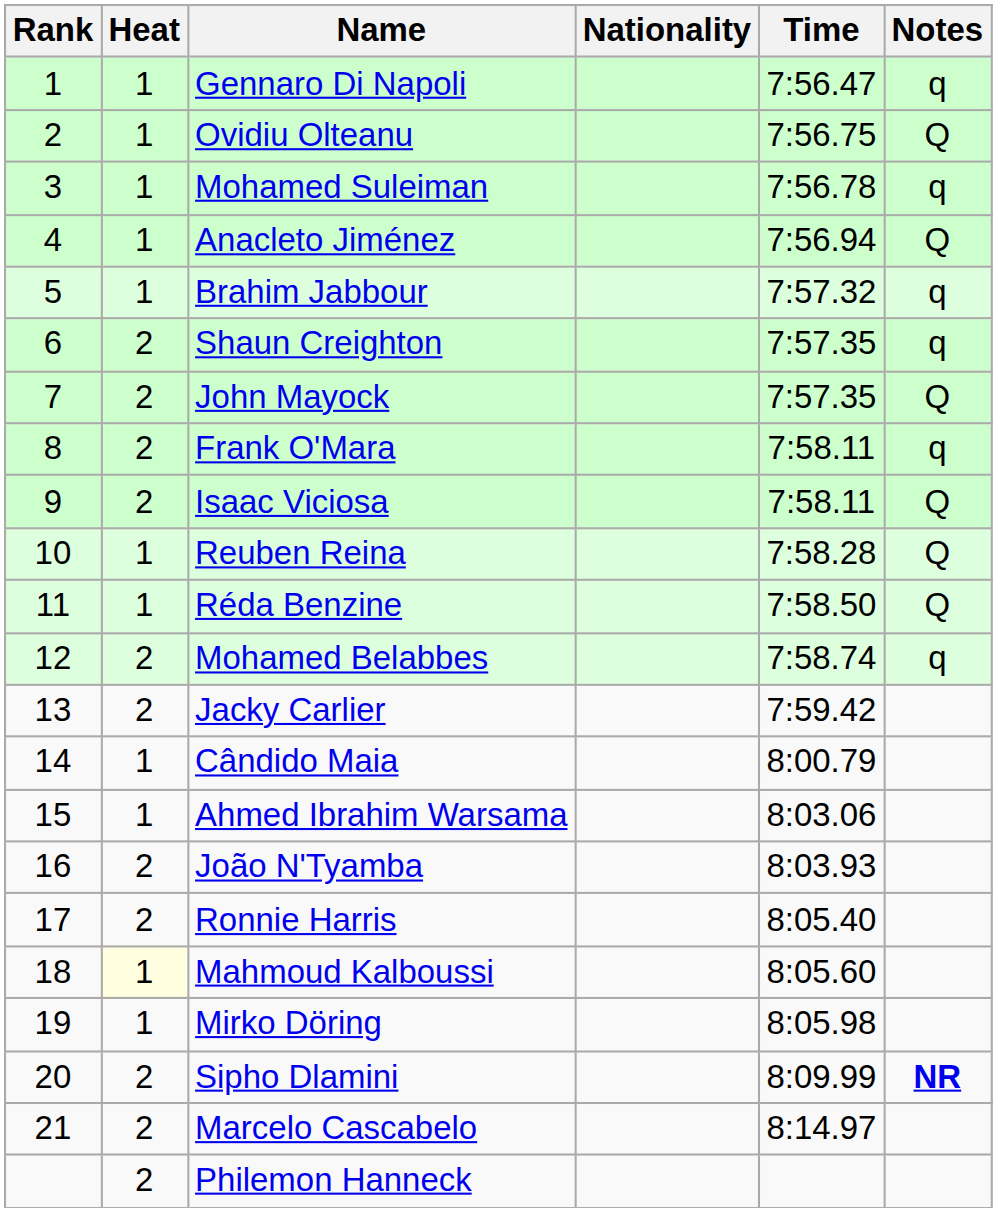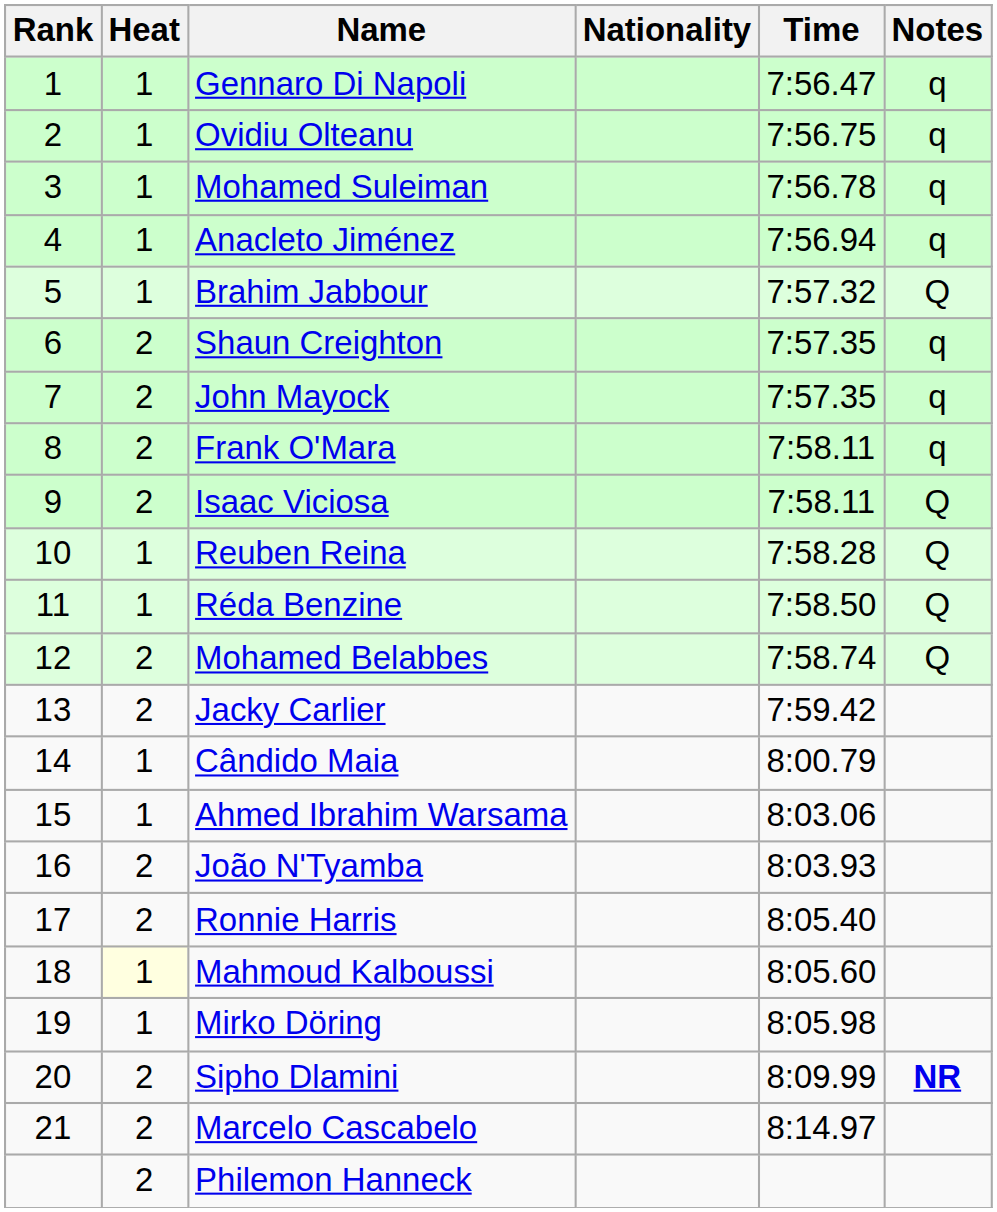(937, 135) Q -> (937, 135) q
(937, 239) Q -> (937, 239) q
(937, 291) q -> (937, 291) Q
(937, 396) Q -> (937, 396) q
(937, 657) q -> (937, 657) Q
